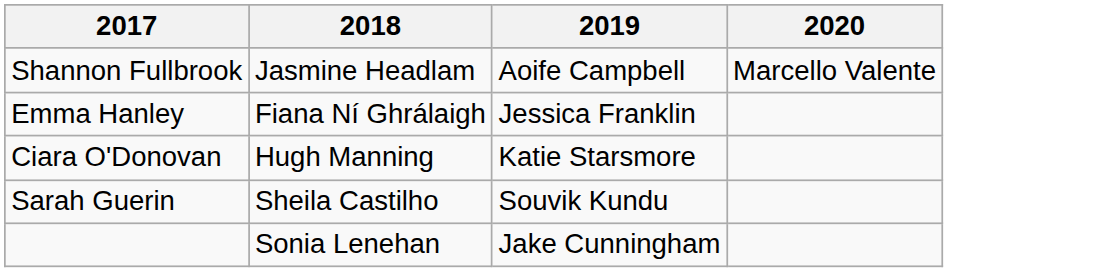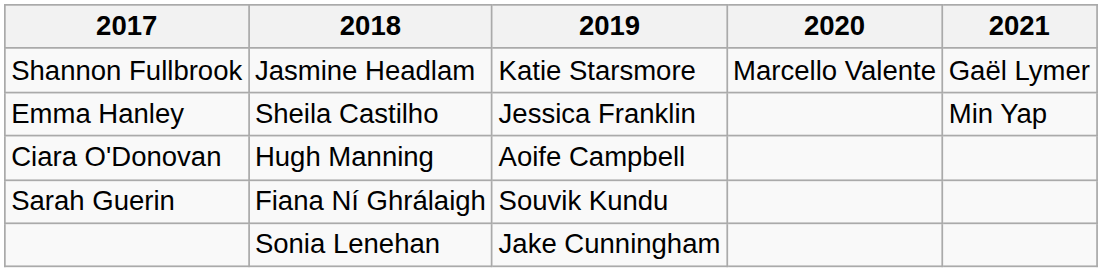+ column: (1019, 26)
(592, 69) Aoife Campbell -> (597, 69) Katie Starsmore
(370, 113) Fiana Ní Ghrálaigh -> (347, 113) Sheila Castilho
(597, 157) Katie Starsmore -> (592, 157) Aoife Campbell
(347, 200) Sheila Castilho -> (370, 200) Fiana Ní Ghrálaigh
